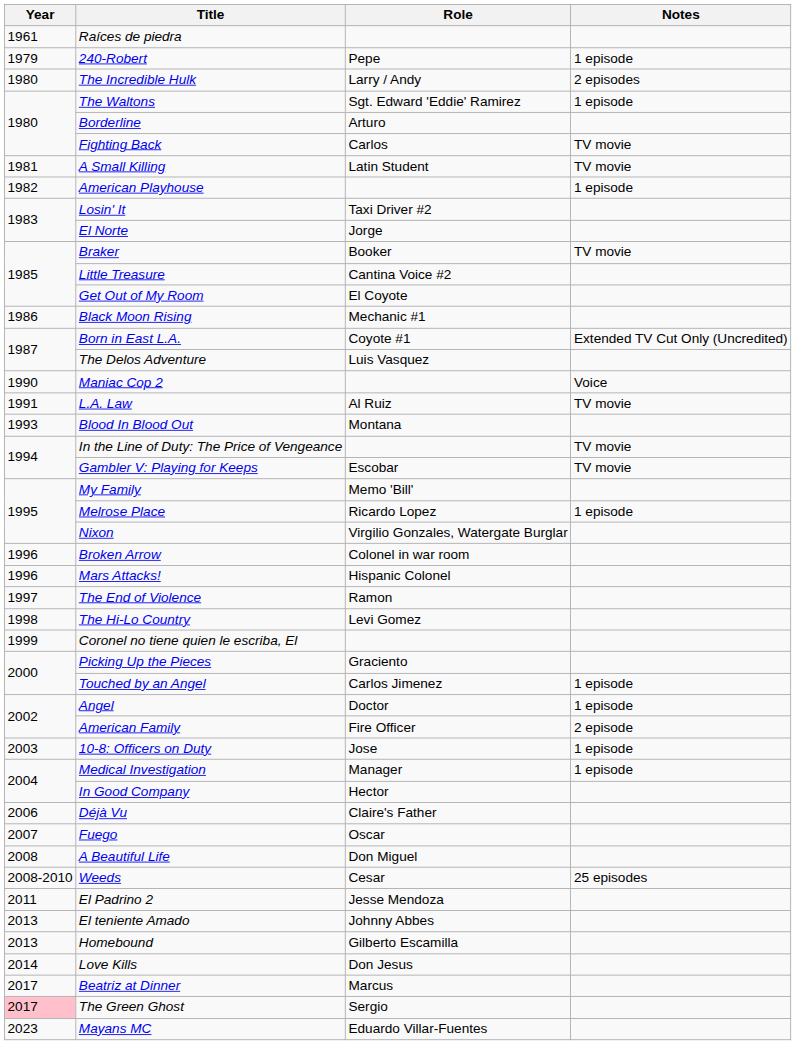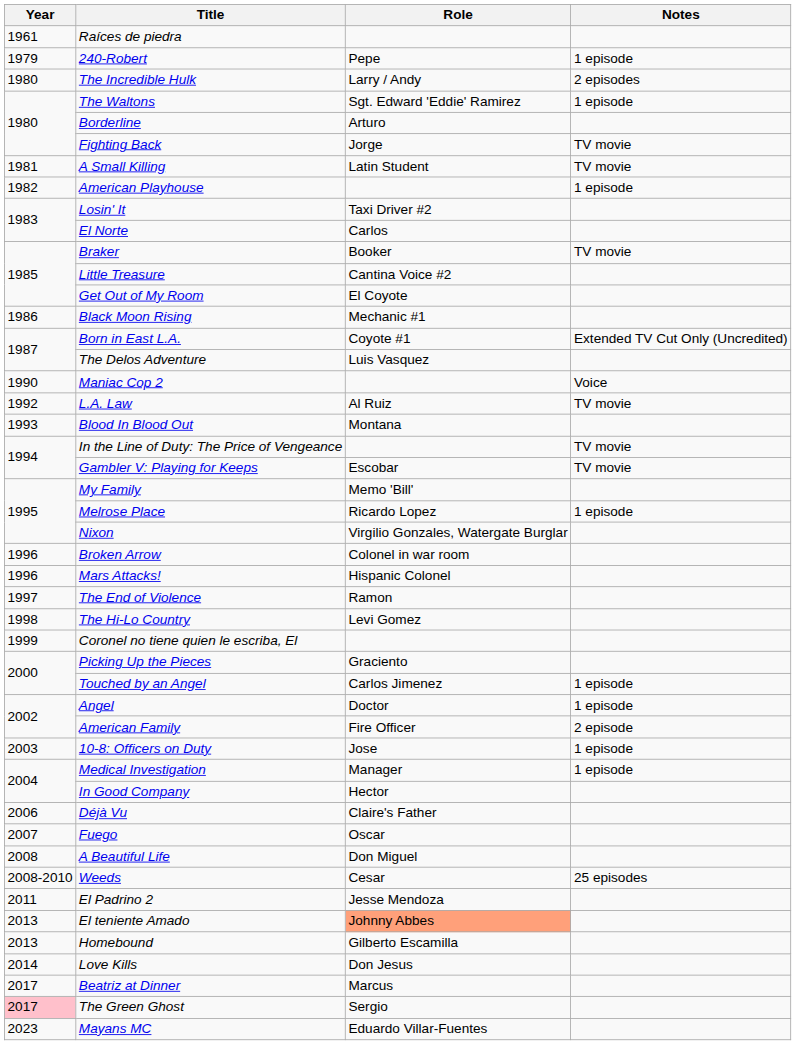(368, 144) Carlos -> (366, 144) Jorge
(366, 230) Jorge -> (368, 230) Carlos
(23, 403) 1991 -> (23, 403) 1992
(391, 921) no background -> (391, 921) lightsalmon background
